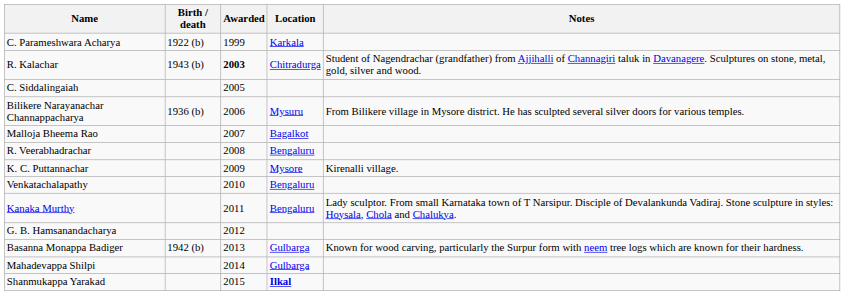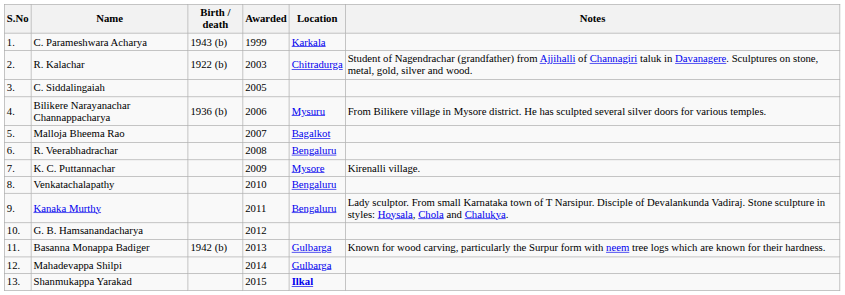+ column: (18, 19)
(186, 42) 1922 (b) -> (209, 42) 1943 (b)
(186, 65) 1943 (b) -> (209, 65) 1922 (b)
(234, 65) bold -> (256, 65) normal
